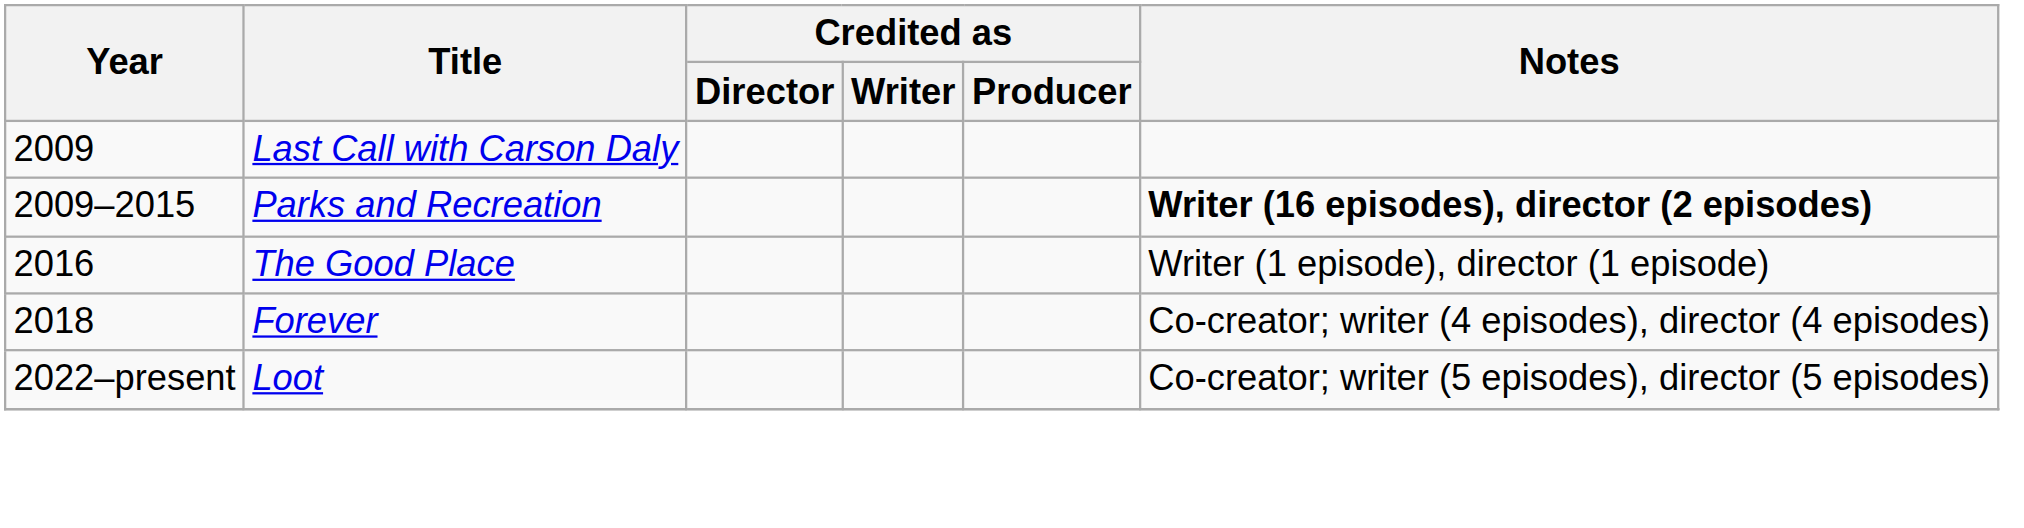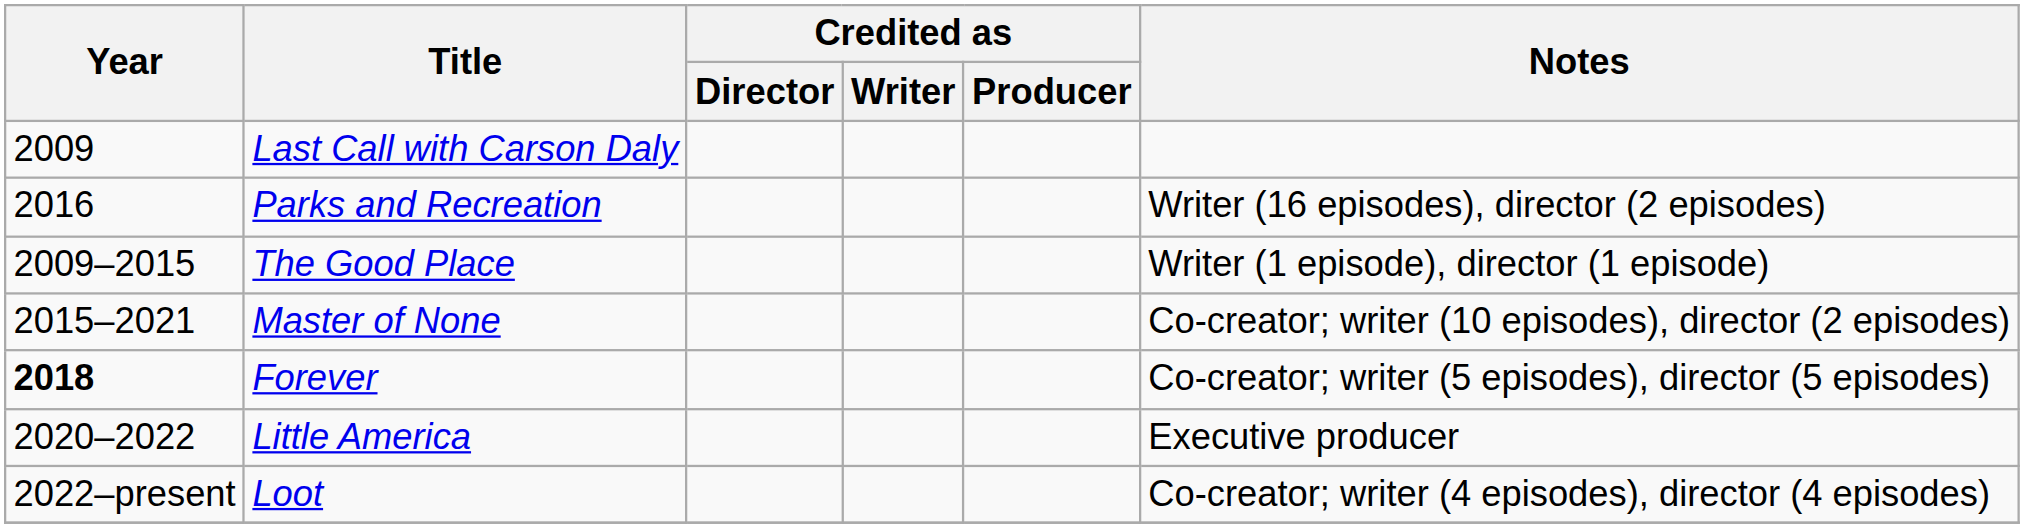(104, 206) 2009–2015 -> (54, 206) 2016
(1510, 206) bold -> (1487, 206) normal
(54, 263) 2016 -> (104, 263) 2009–2015
+ row: (377, 321)
(54, 321) normal -> (54, 378) bold
(1569, 321) Co-creator; writer (4 episodes), director (4 episodes) -> (1569, 378) Co-creator; writer (5 episodes), director (5 episodes)
+ row: (362, 436)
(1569, 378) Co-creator; writer (5 episodes), director (5 episodes) -> (1569, 494) Co-creator; writer (4 episodes), director (4 episodes)
